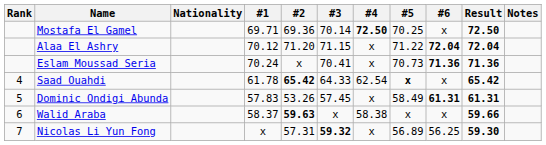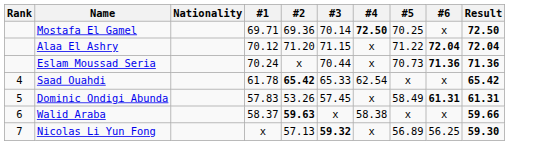- column: (523, 13)
(335, 64) 70.41 -> (335, 64) 70.44
(335, 81) 64.33 -> (335, 81) 65.33
(408, 81) bold -> (408, 81) normal
(299, 132) 57.31 -> (299, 132) 57.13
